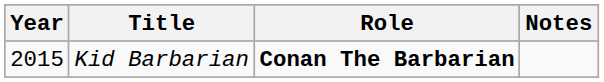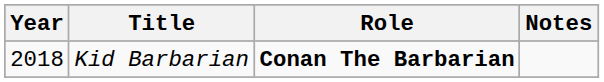(37, 60) 2015 -> (37, 60) 2018
